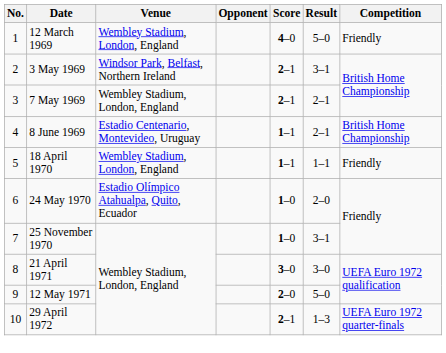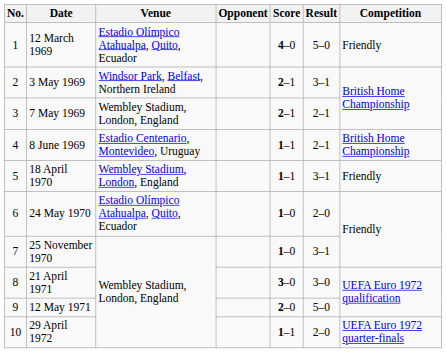(142, 38) Wembley Stadium, London, England -> (140, 44) Estadio Olímpico Atahualpa, Quito, Ecuador
(321, 163) 1–1 -> (321, 176) 3–1
(287, 319) 2–1 -> (287, 332) 1–1
(321, 319) 1–3 -> (321, 332) 2–0
